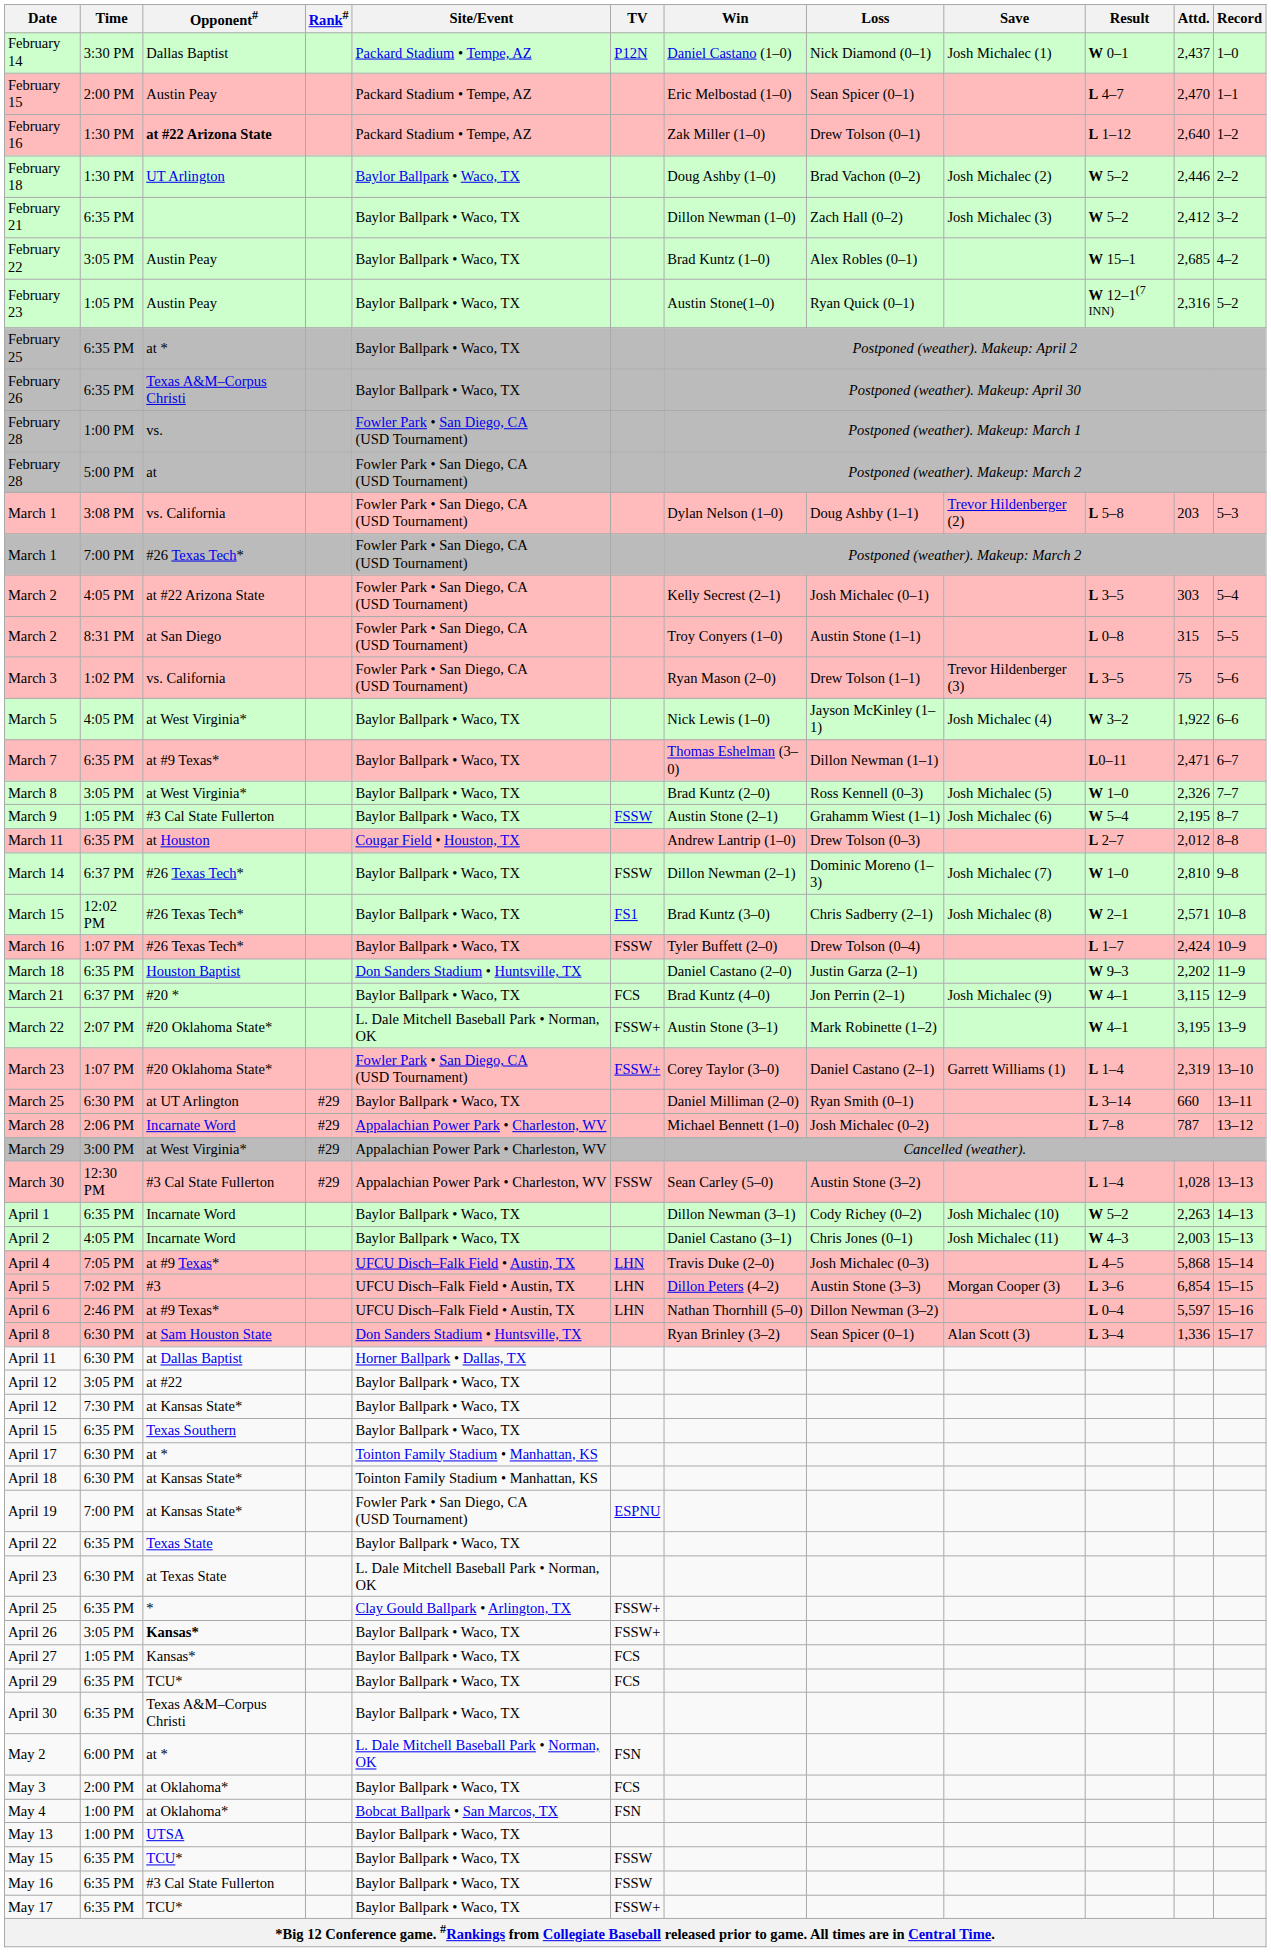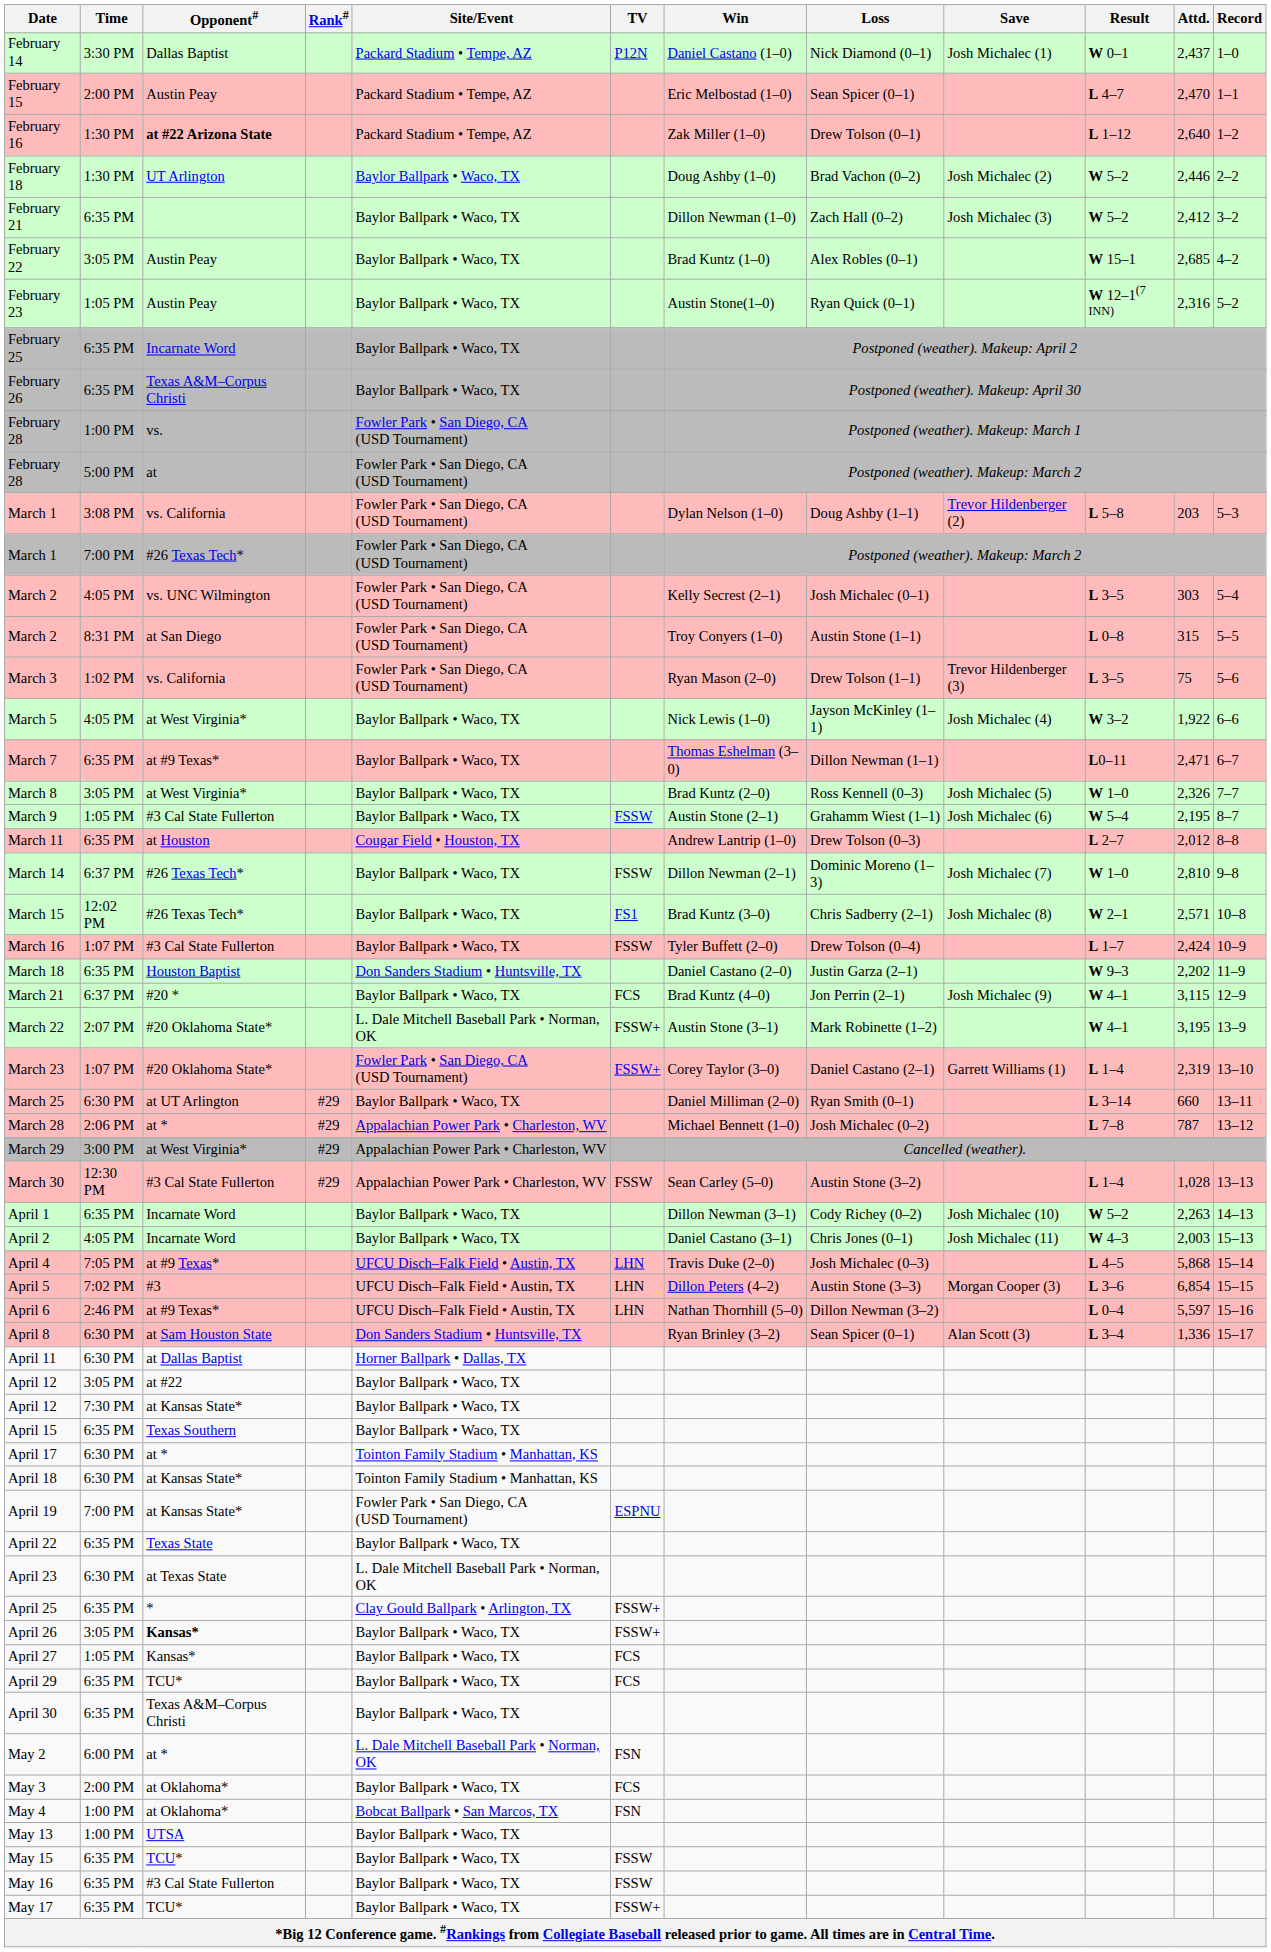(157, 349) at * -> (191, 349) Incarnate Word
(205, 596) at #22 Arizona State -> (208, 596) vs. UNC Wilmington
(195, 947) #26 Texas Tech* -> (210, 947) #3 Cal State Fullerton
(191, 1125) Incarnate Word -> (157, 1125) at *
